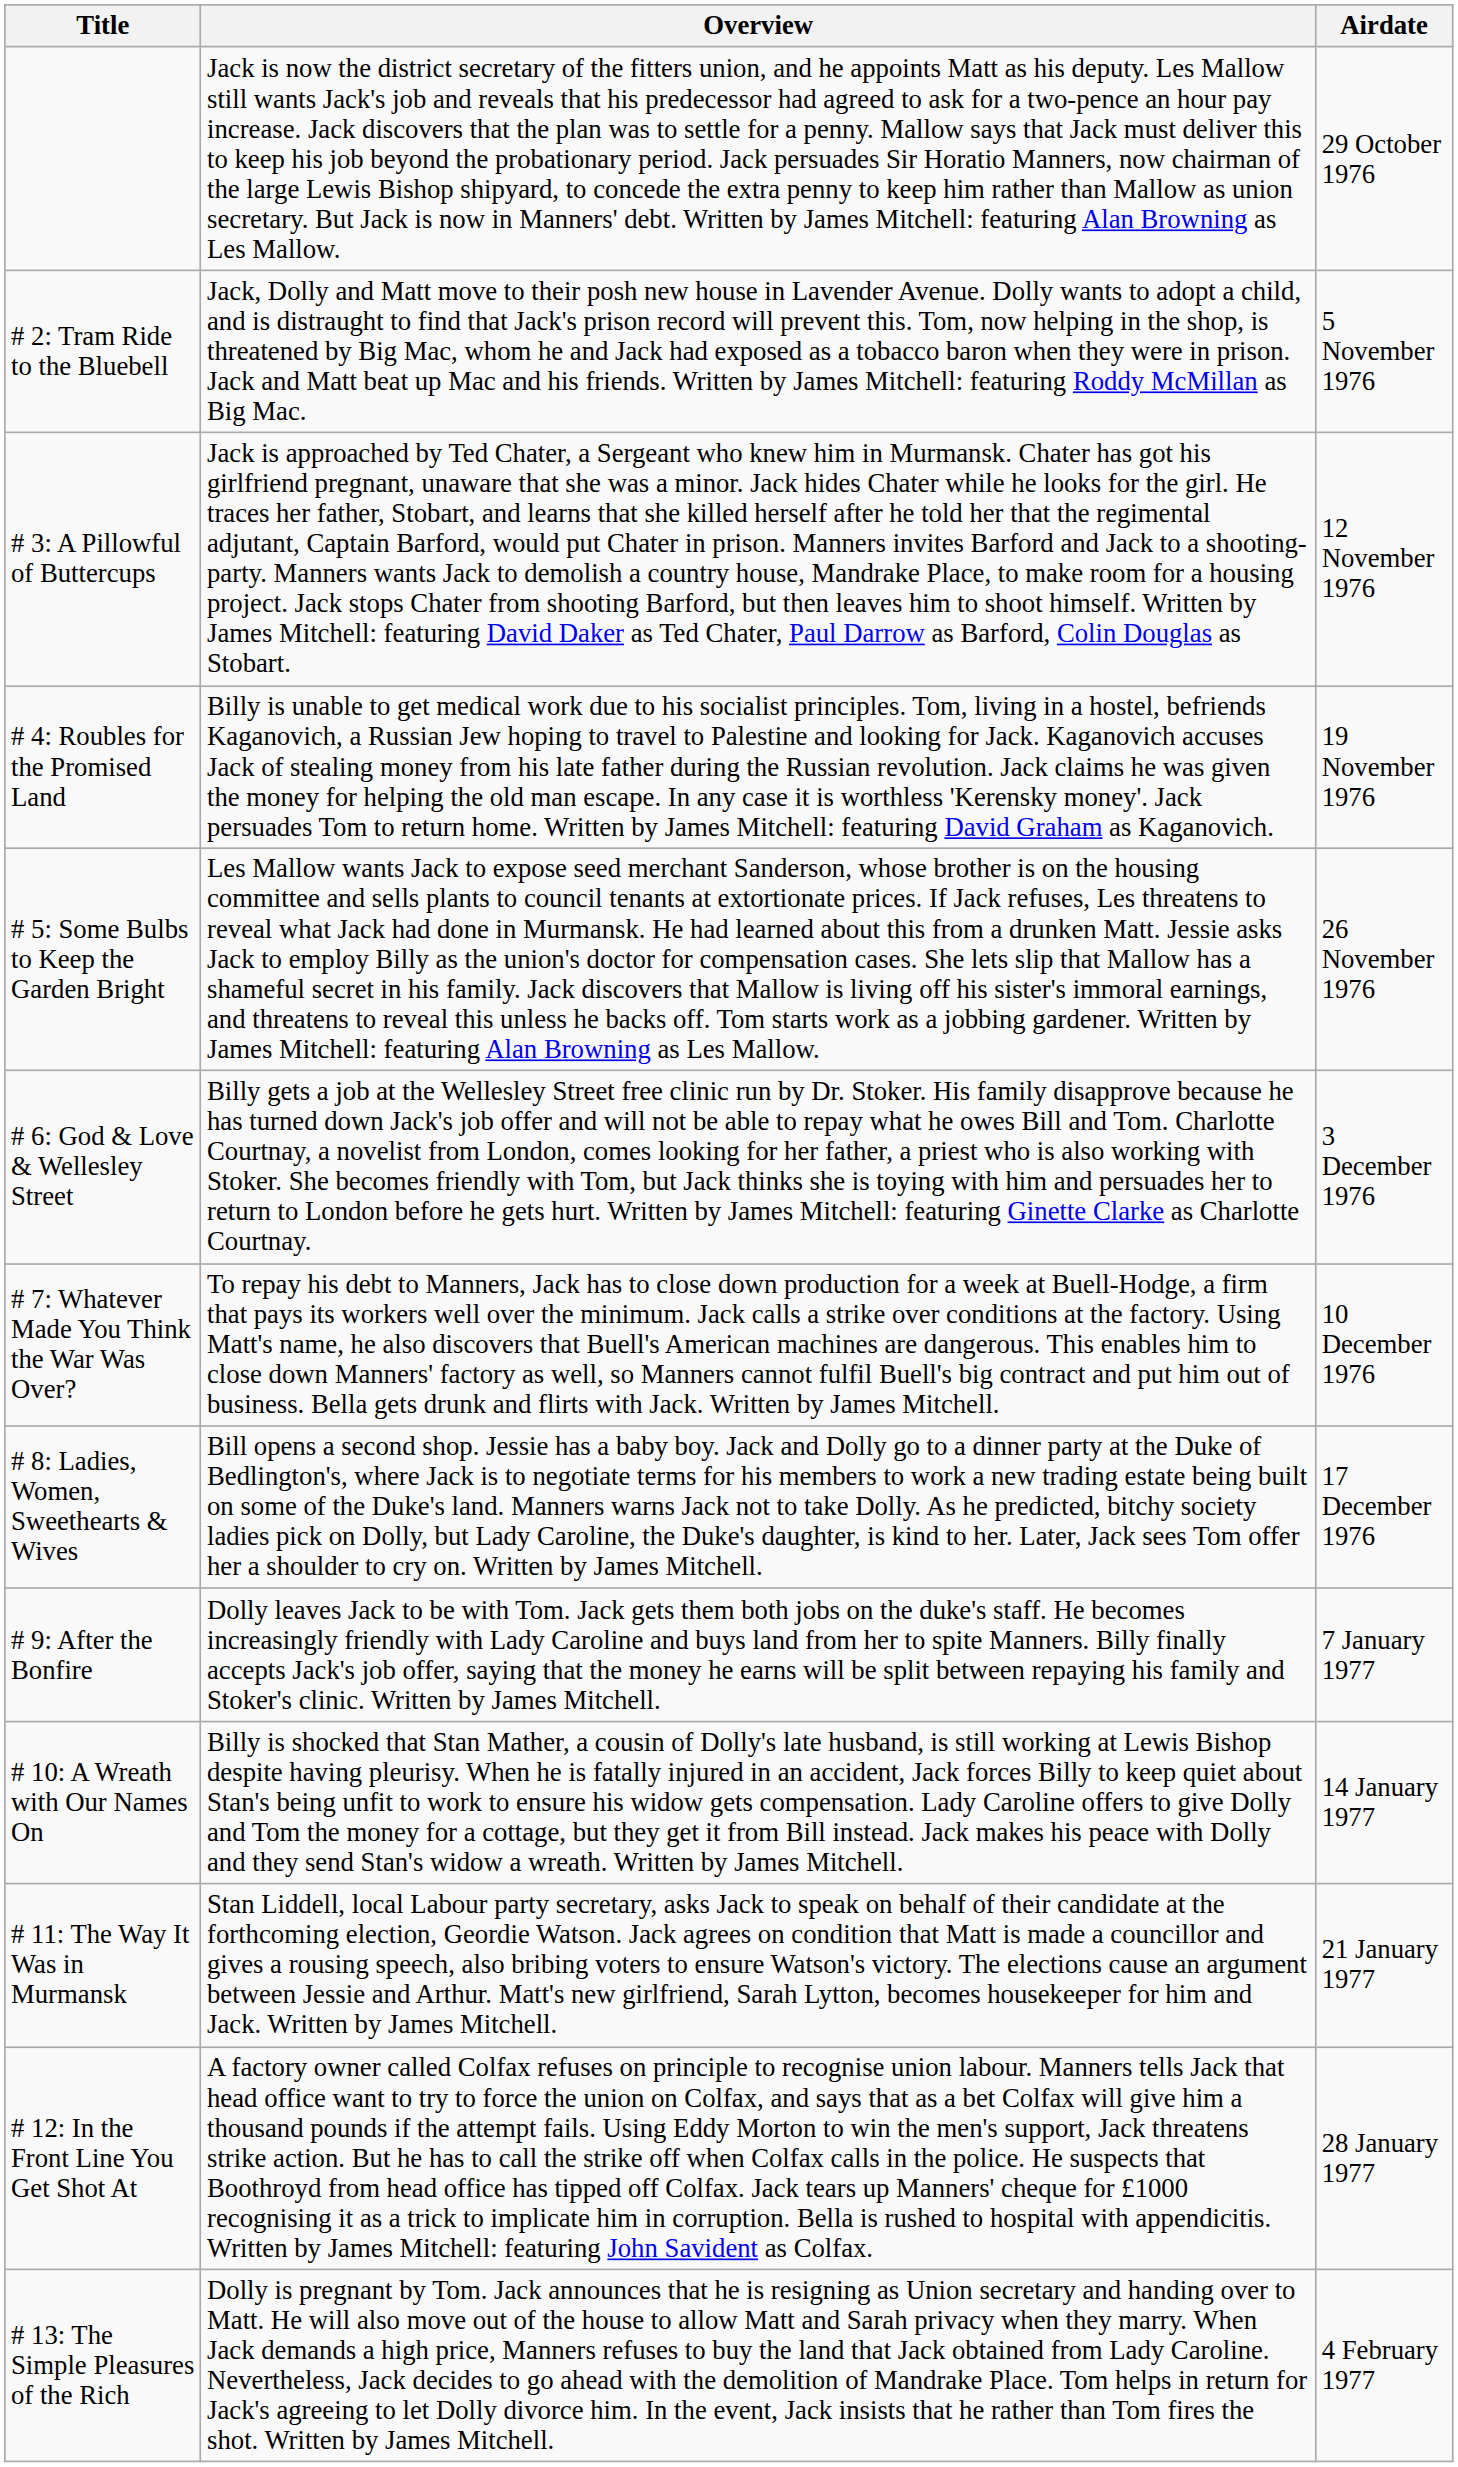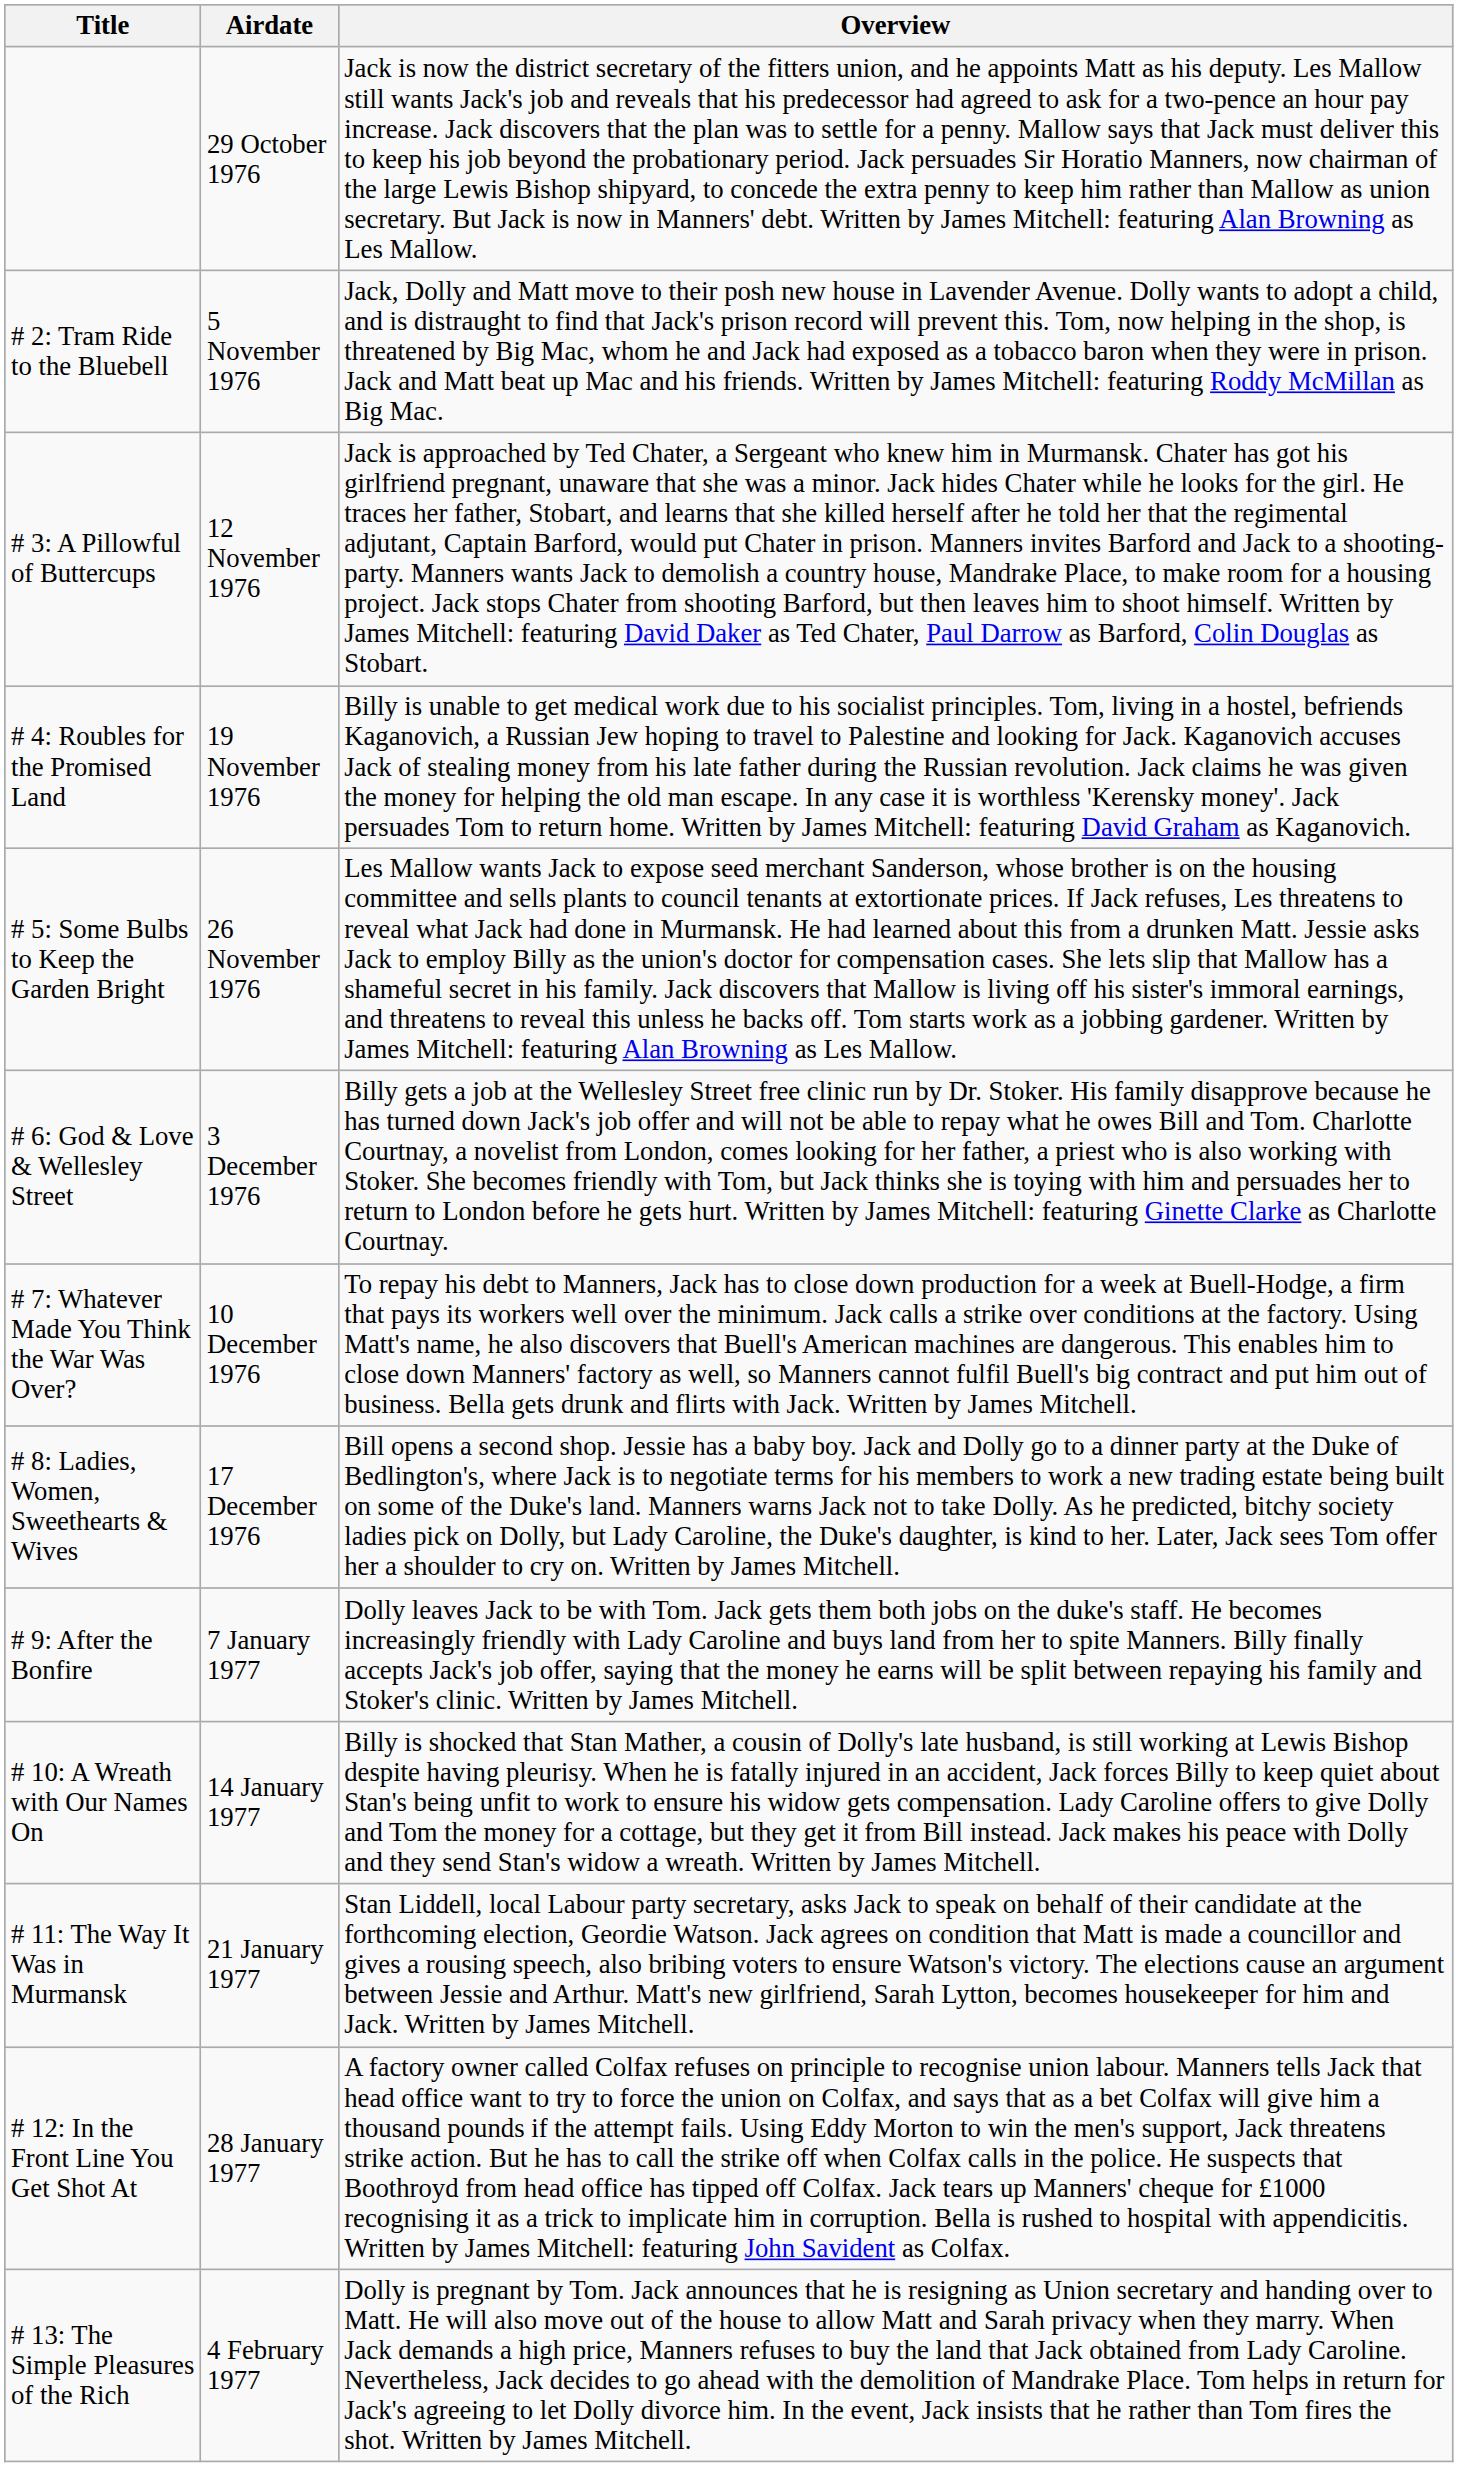columns swapped: (1384, 25) <-> (758, 25)
